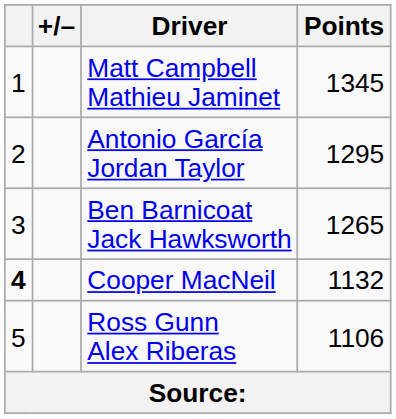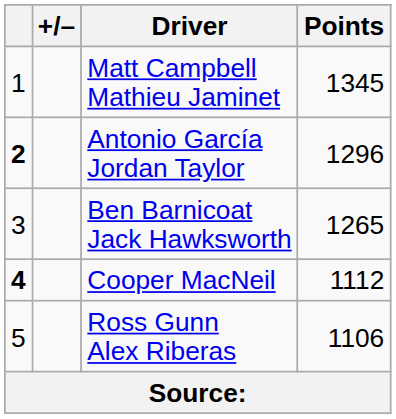(18, 153) normal -> (18, 153) bold
(355, 153) 1295 -> (355, 153) 1296
(356, 281) 1132 -> (357, 281) 1112
